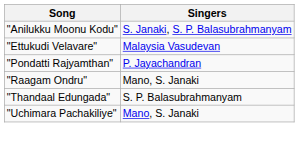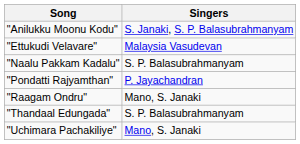+ row: (63, 63)
